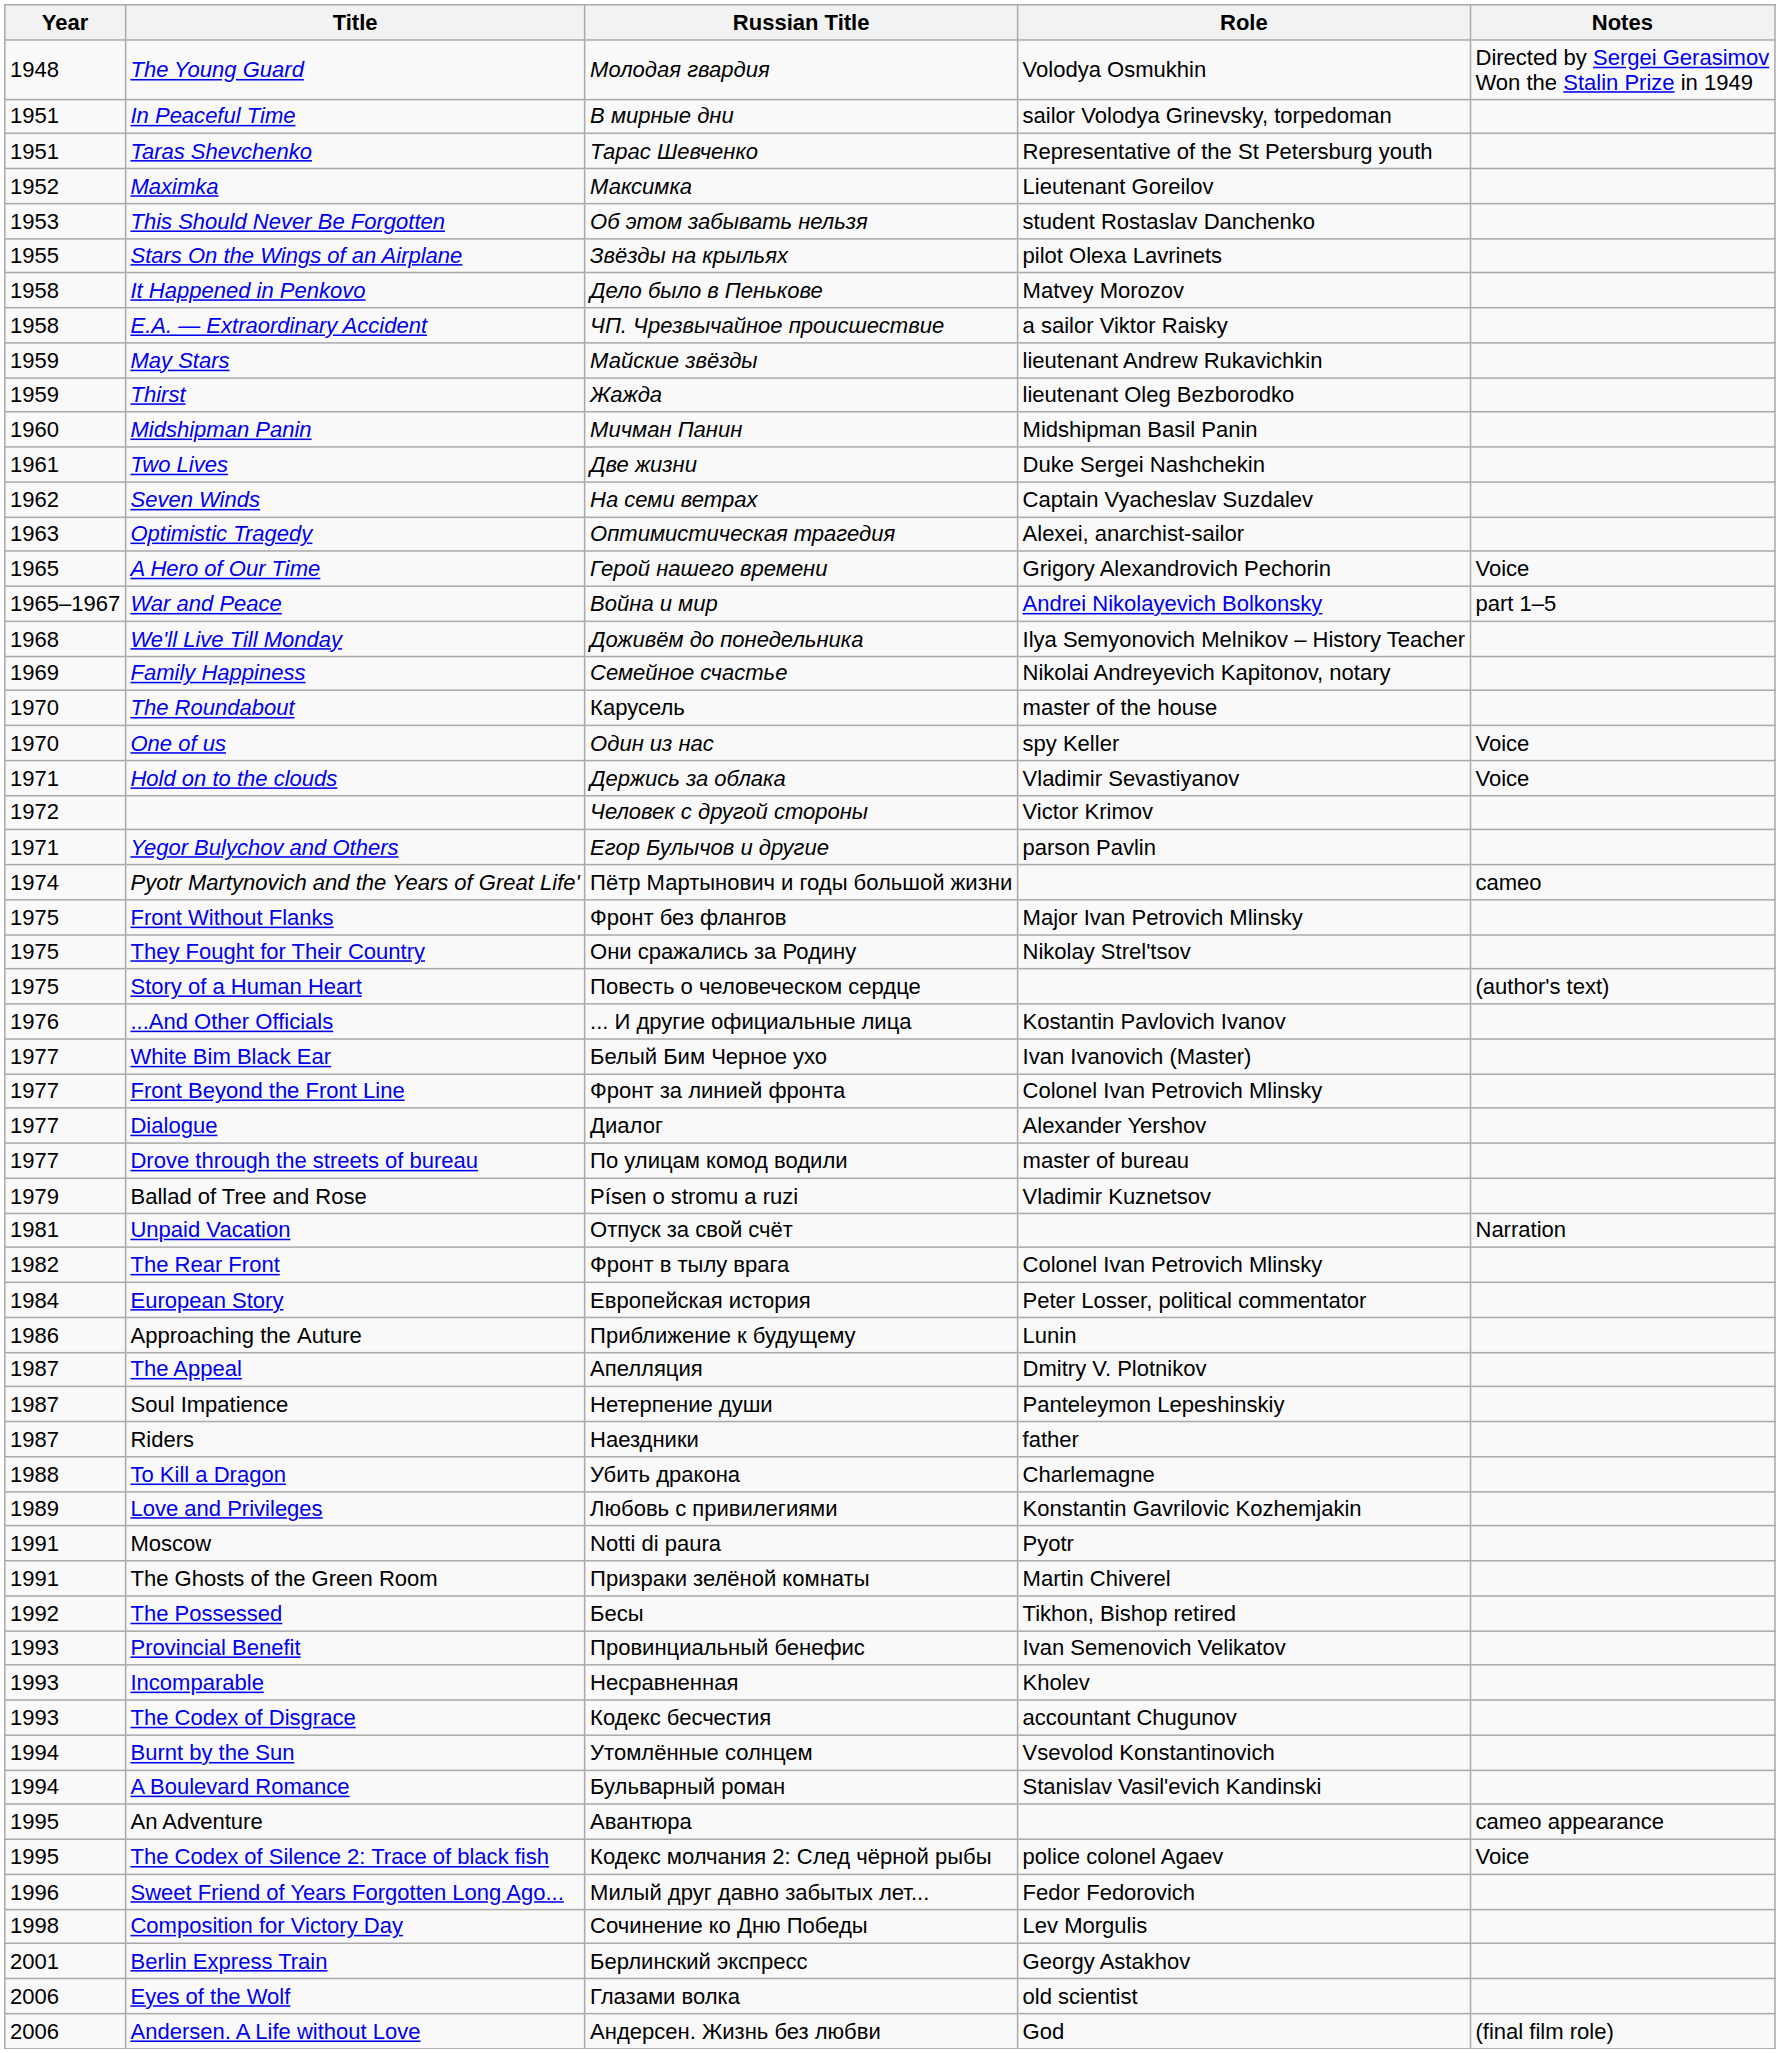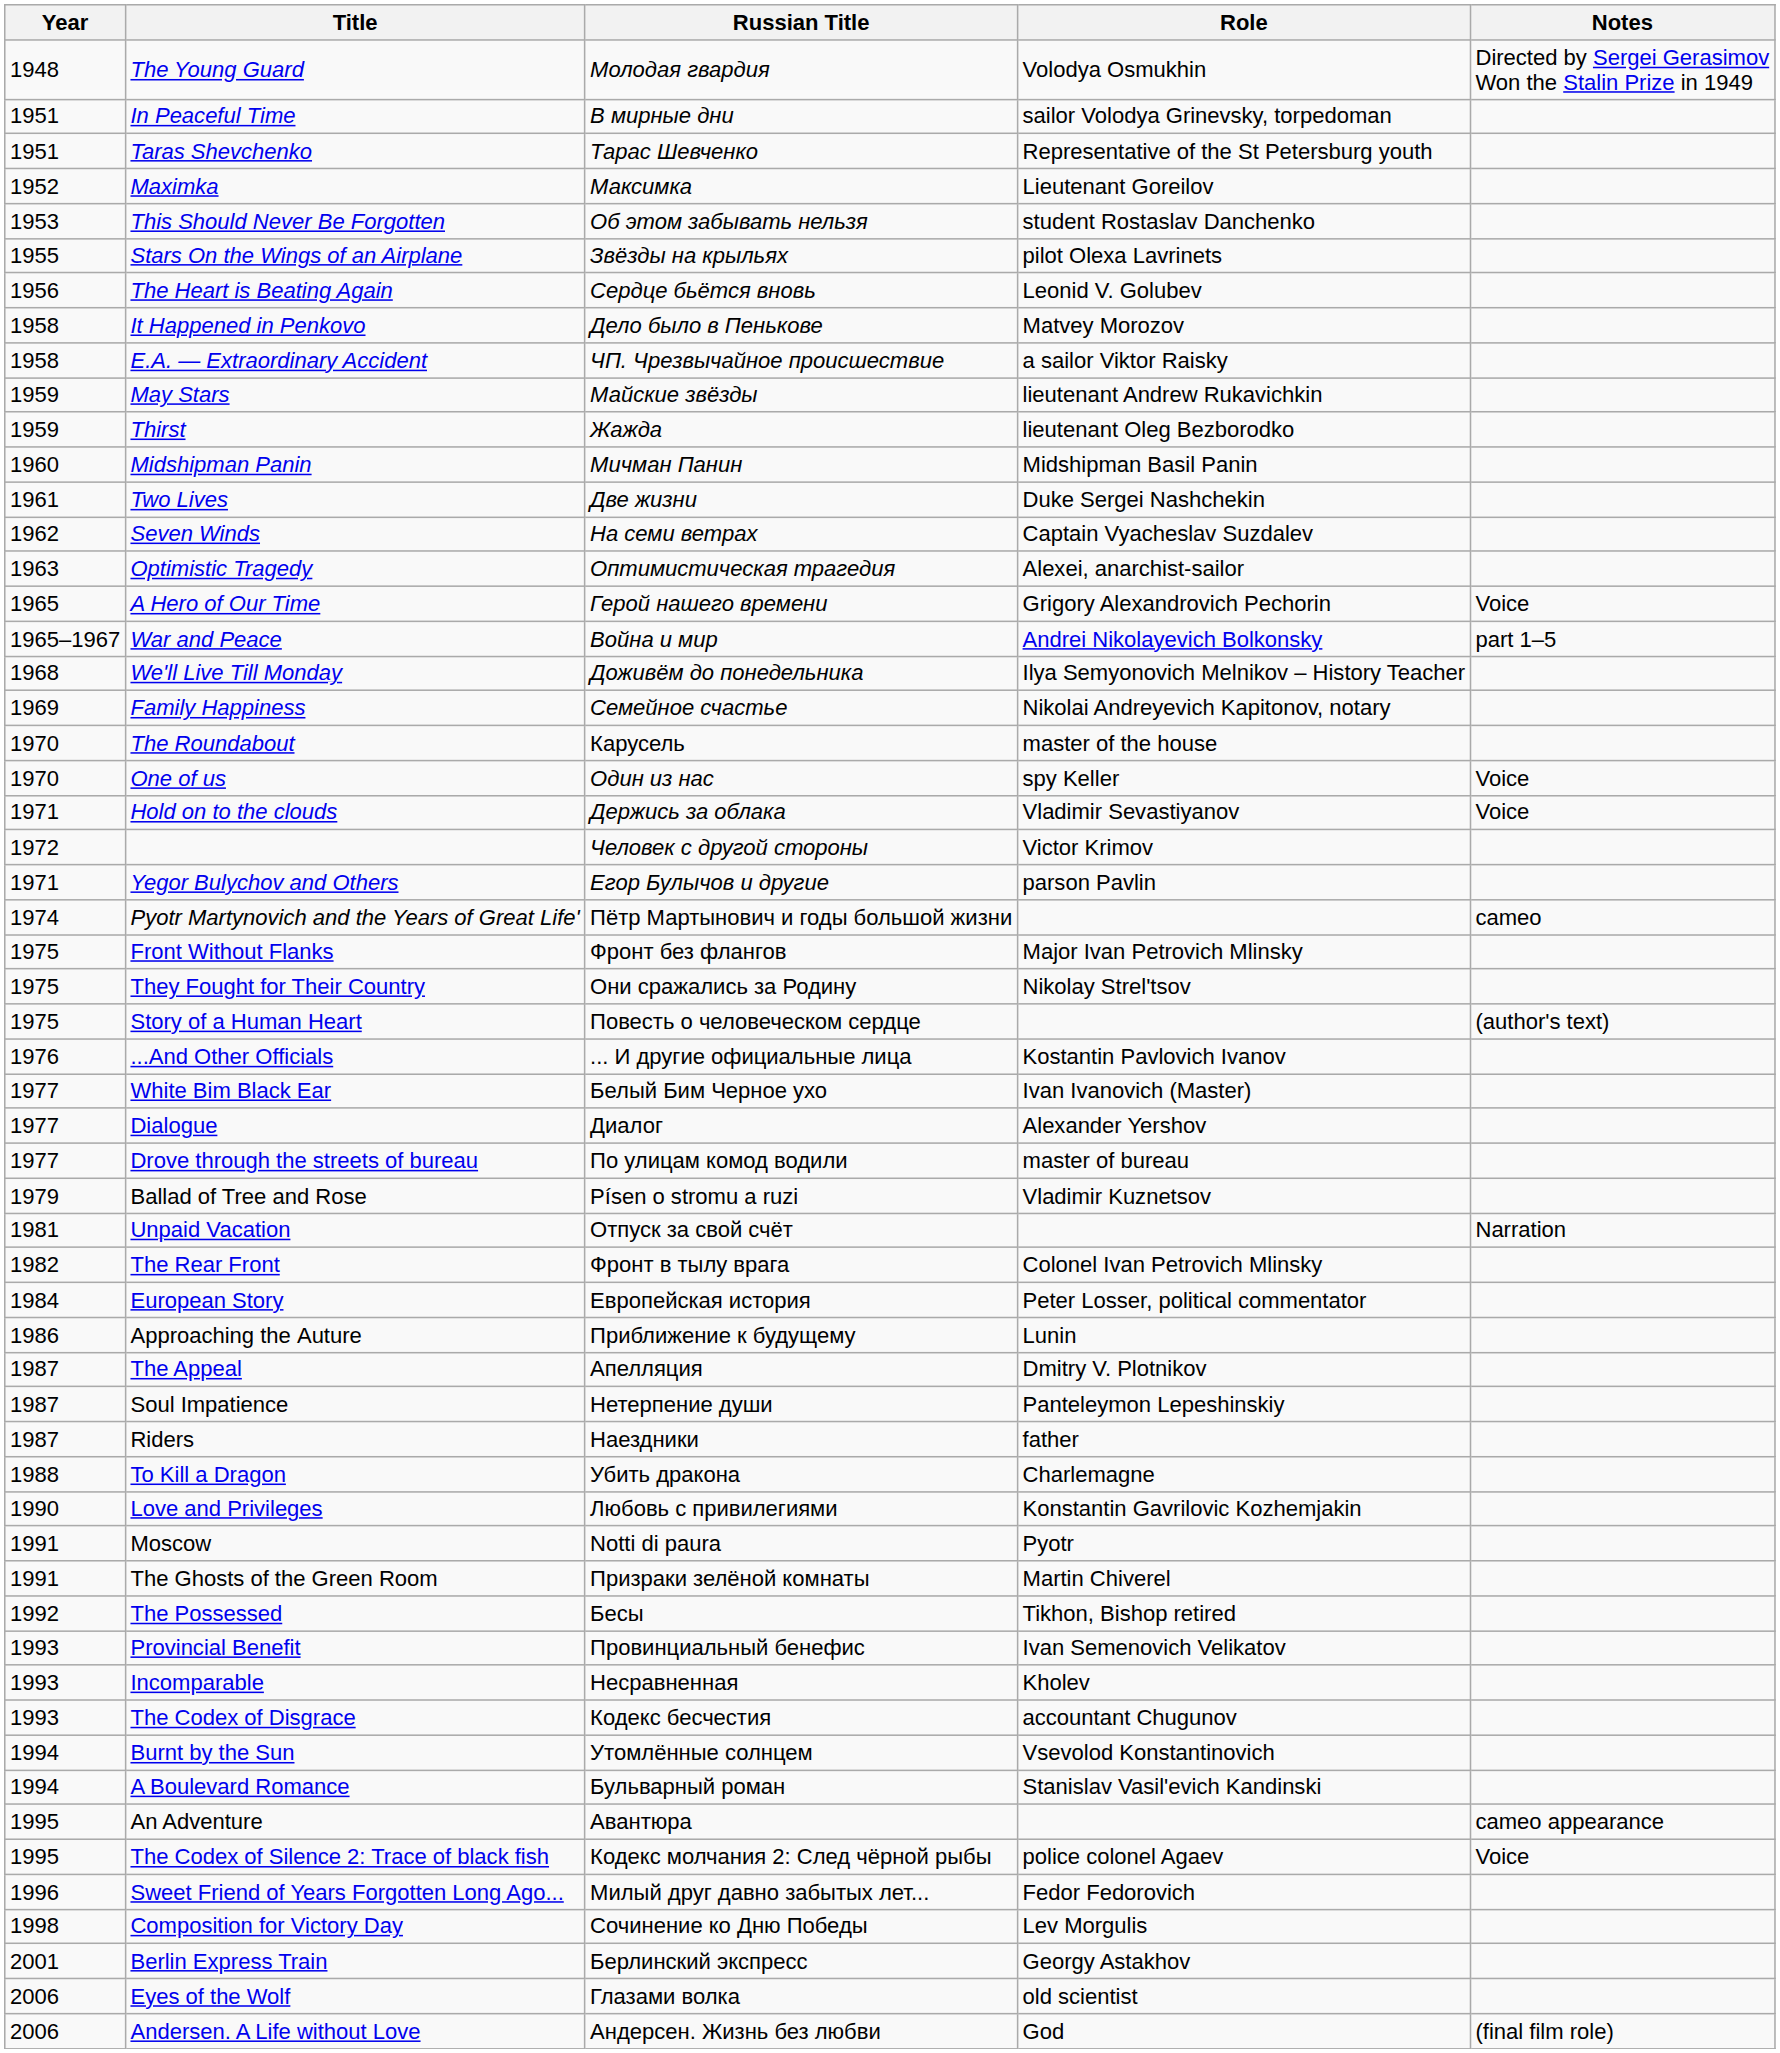+ row: (262, 291)
- row: (268, 1091)
(34, 1509) 1989 -> (34, 1509) 1990
